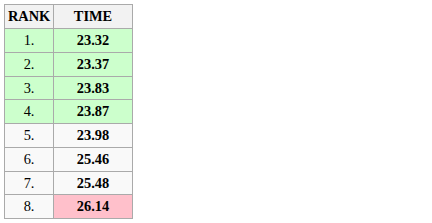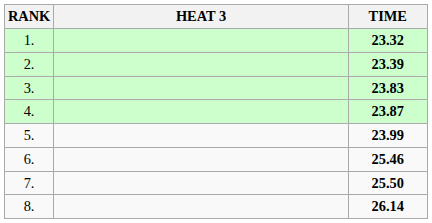+ column: (201, 16)
(93, 64) 23.37 -> (388, 64) 23.39
(93, 135) 23.98 -> (388, 135) 23.99
(93, 183) 25.48 -> (388, 183) 25.50
(93, 206) pink background -> (388, 206) no background
